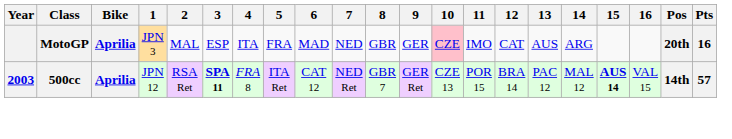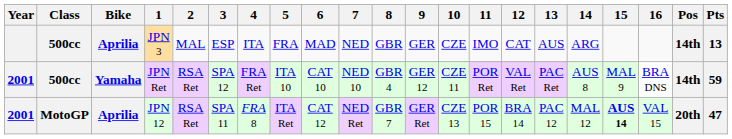(64, 43) MotoGP -> (64, 43) 500cc
(447, 43) pink background -> (454, 43) no background
(677, 43) 20th -> (688, 43) 14th
(704, 43) 16 -> (715, 43) 13
+ row: (159, 79)
(21, 79) 2003 -> (21, 115) 2001
(64, 79) 500cc -> (64, 115) MotoGP
(218, 79) bold -> (223, 115) normal
(677, 79) 14th -> (688, 115) 20th
(704, 79) 57 -> (715, 115) 47
